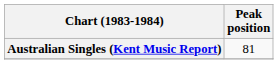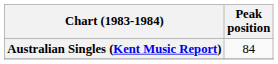(249, 48) 81 -> (249, 48) 84
